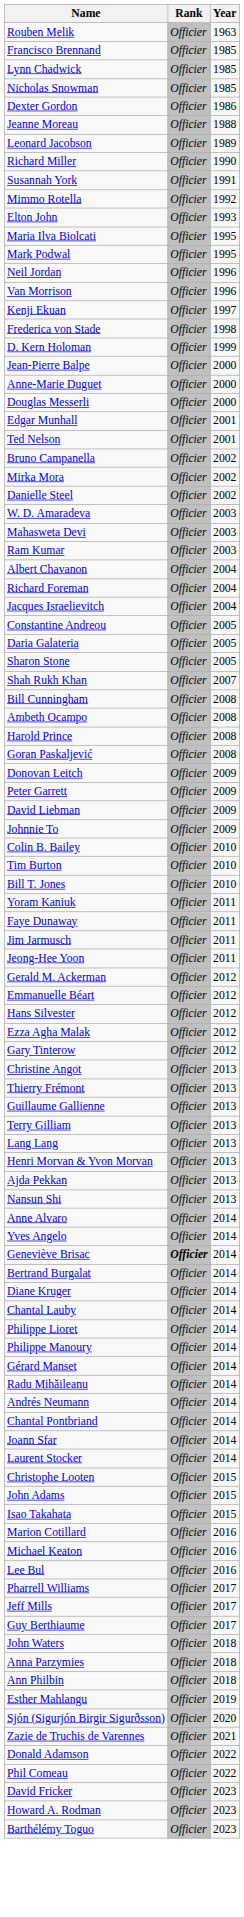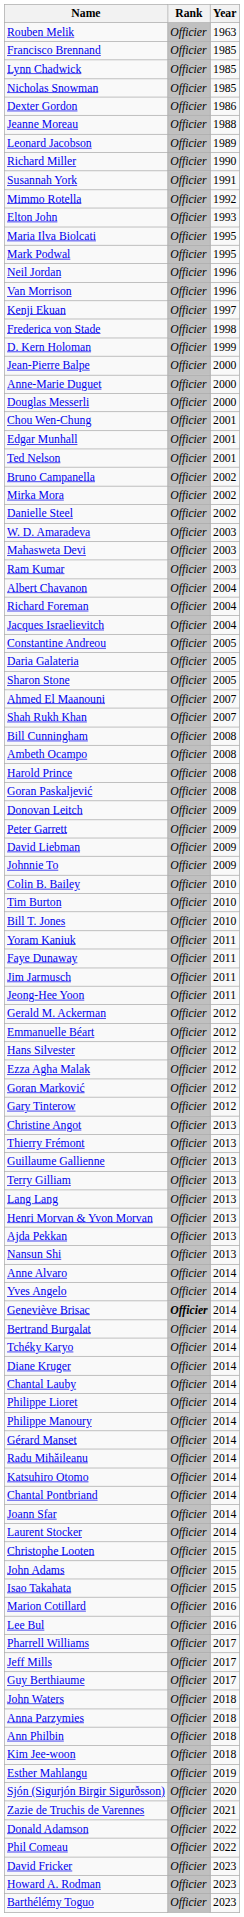+ row: (49, 421)
+ row: (56, 699)
+ row: (46, 1088)
+ row: (40, 1347)
- row: (48, 1403)
+ row: (48, 1477)
- row: (45, 1551)
+ row: (41, 1754)
